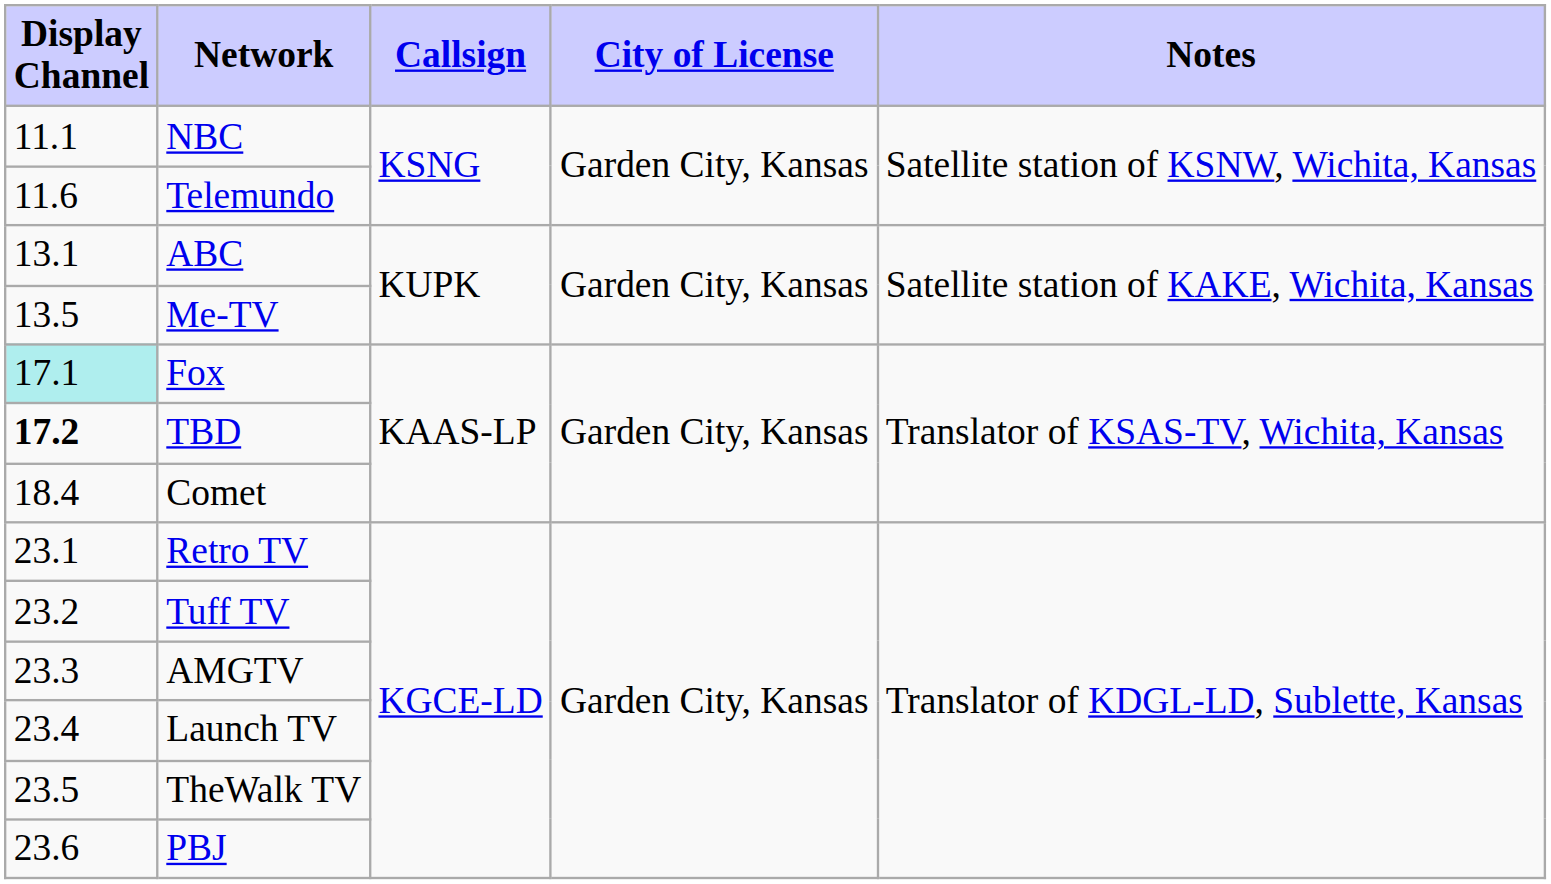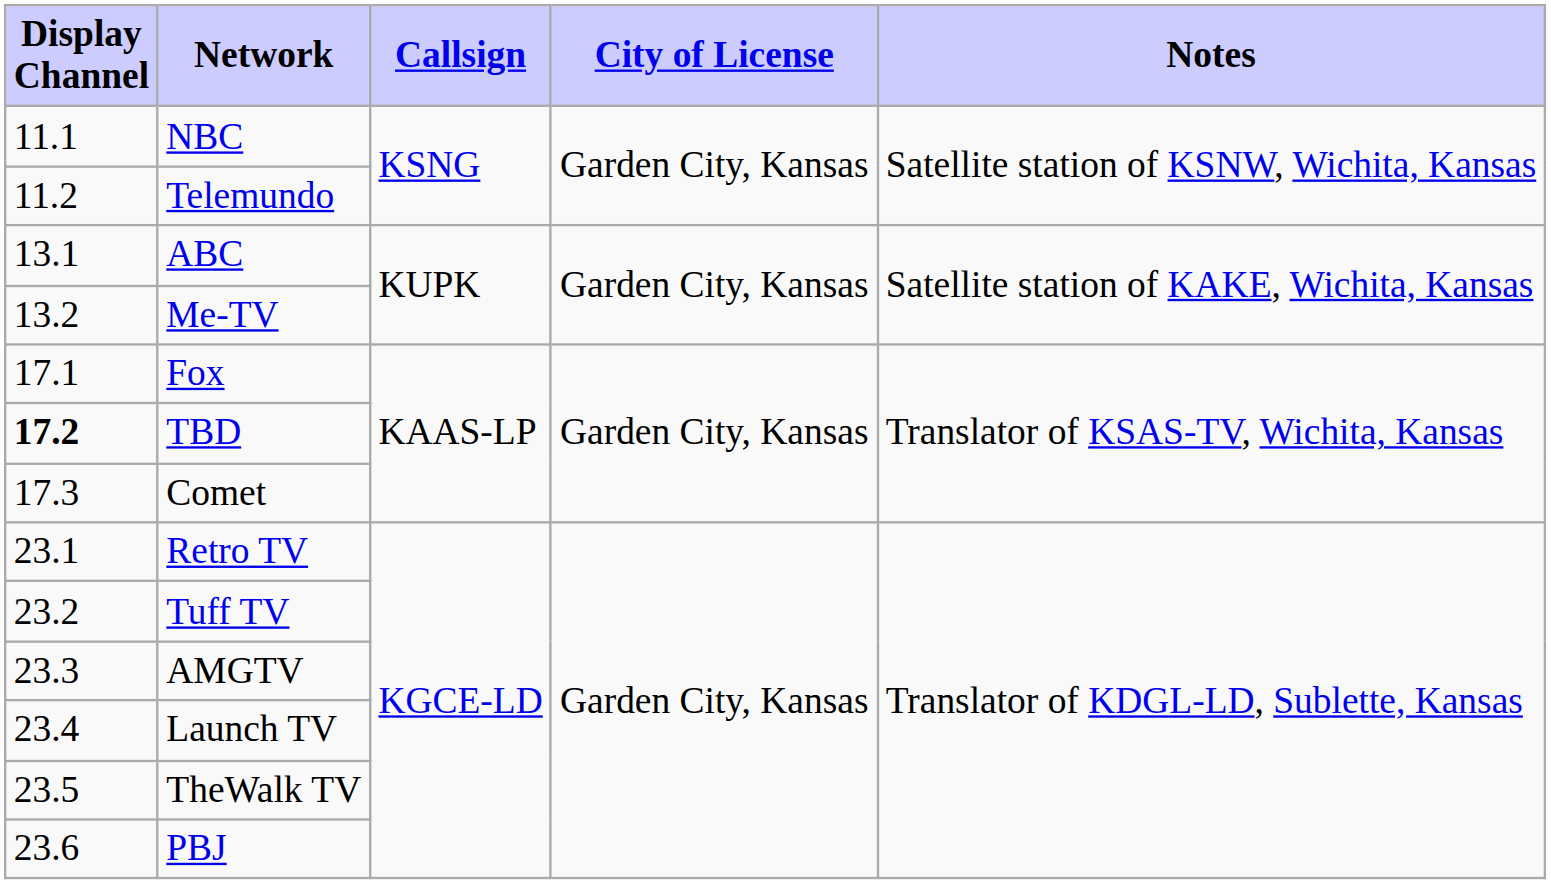(46, 195) 11.6 -> (46, 195) 11.2
(47, 313) 13.5 -> (47, 313) 13.2
(47, 373) paleturquoise background -> (47, 373) no background
(47, 491) 18.4 -> (47, 491) 17.3
